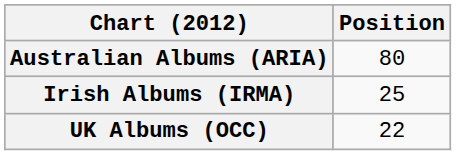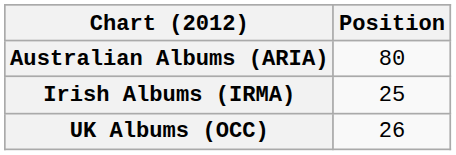(392, 131) 22 -> (392, 131) 26
